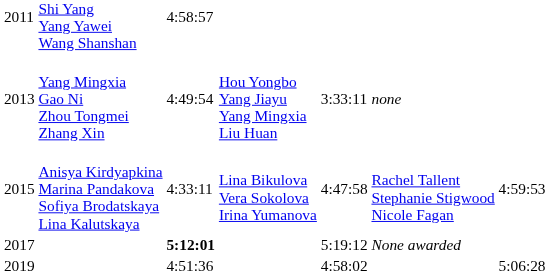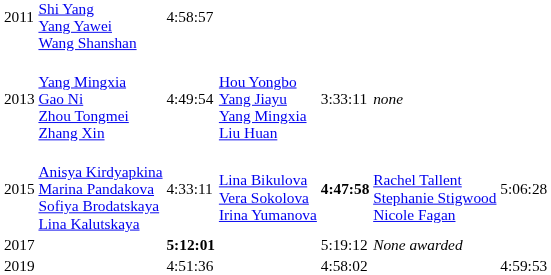(344, 189) normal -> (345, 189) bold
(522, 189) 4:59:53 -> (524, 189) 5:06:28
(522, 266) 5:06:28 -> (524, 266) 4:59:53
